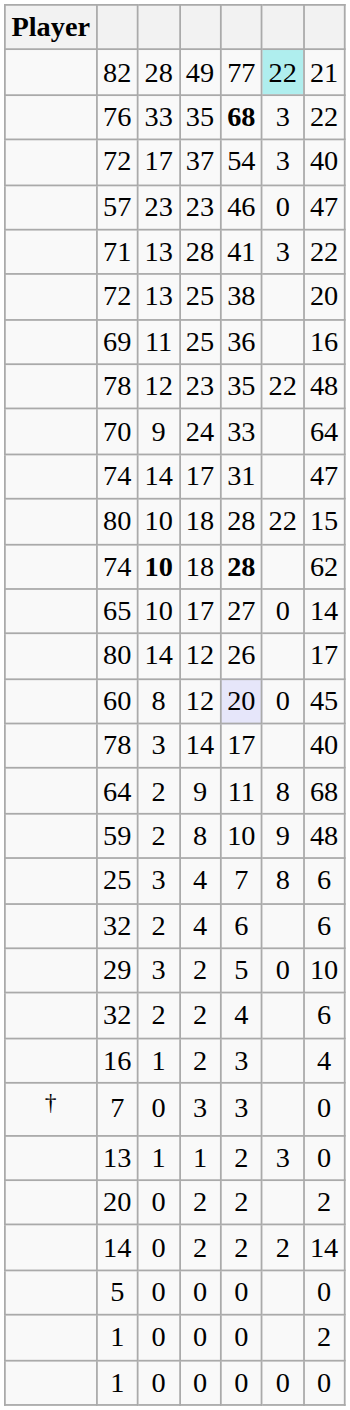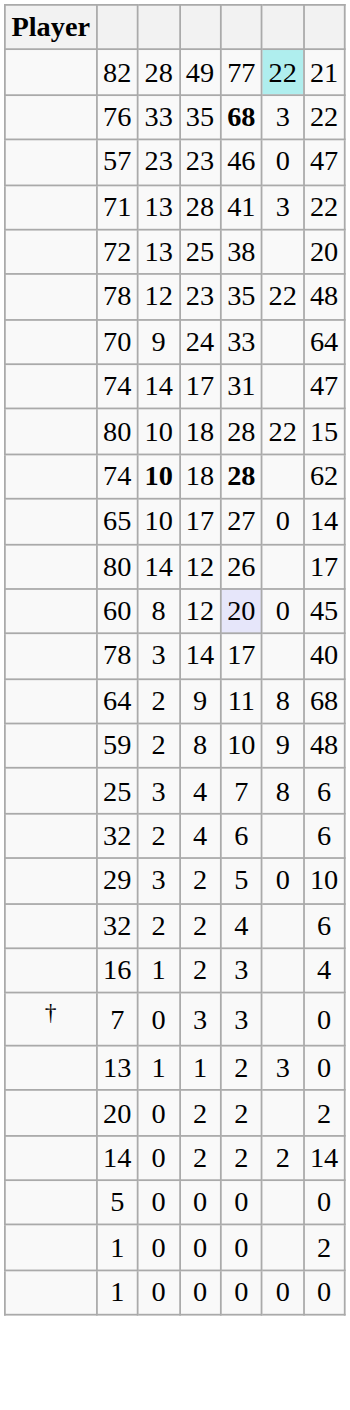- row: (117, 161)
- row: (117, 341)
